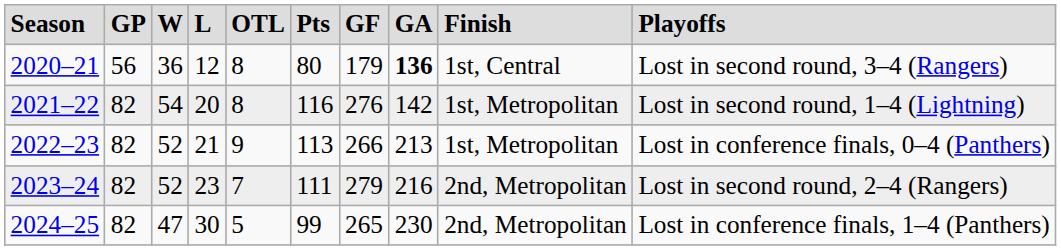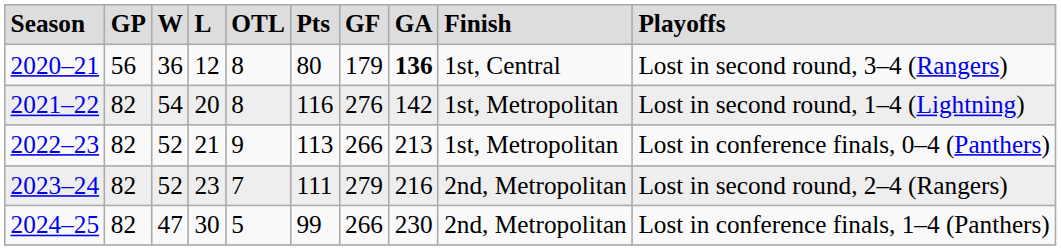(364, 225) 265 -> (364, 225) 266
